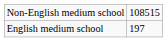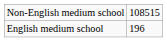(137, 28) 197 -> (137, 28) 196
